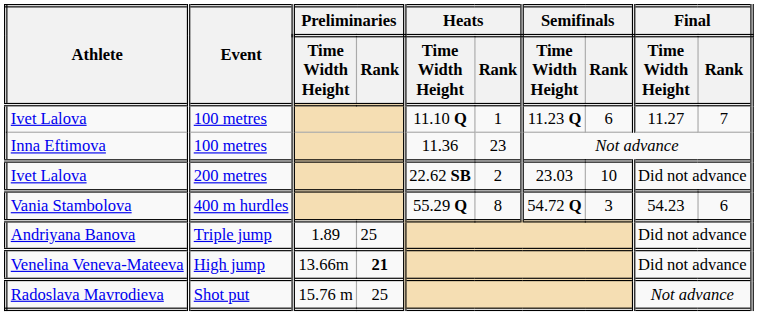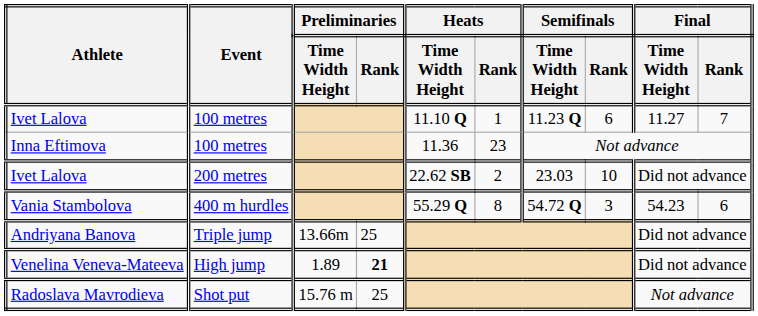(326, 235) 1.89 -> (324, 235) 13.66m
(324, 264) 13.66m -> (326, 264) 1.89
